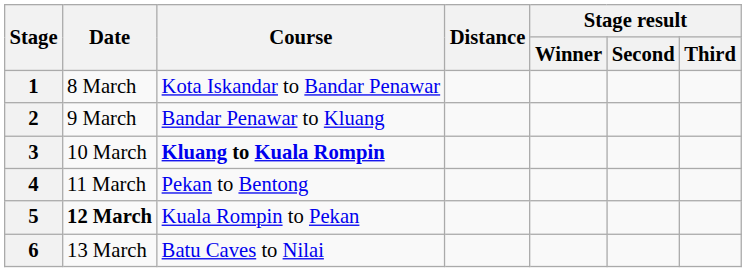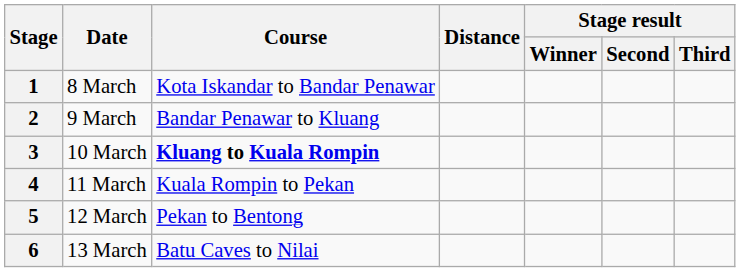(235, 184) Pekan to Bentong -> (255, 184) Kuala Rompin to Pekan
(110, 217) bold -> (107, 217) normal
(261, 217) Kuala Rompin to Pekan -> (230, 217) Pekan to Bentong
